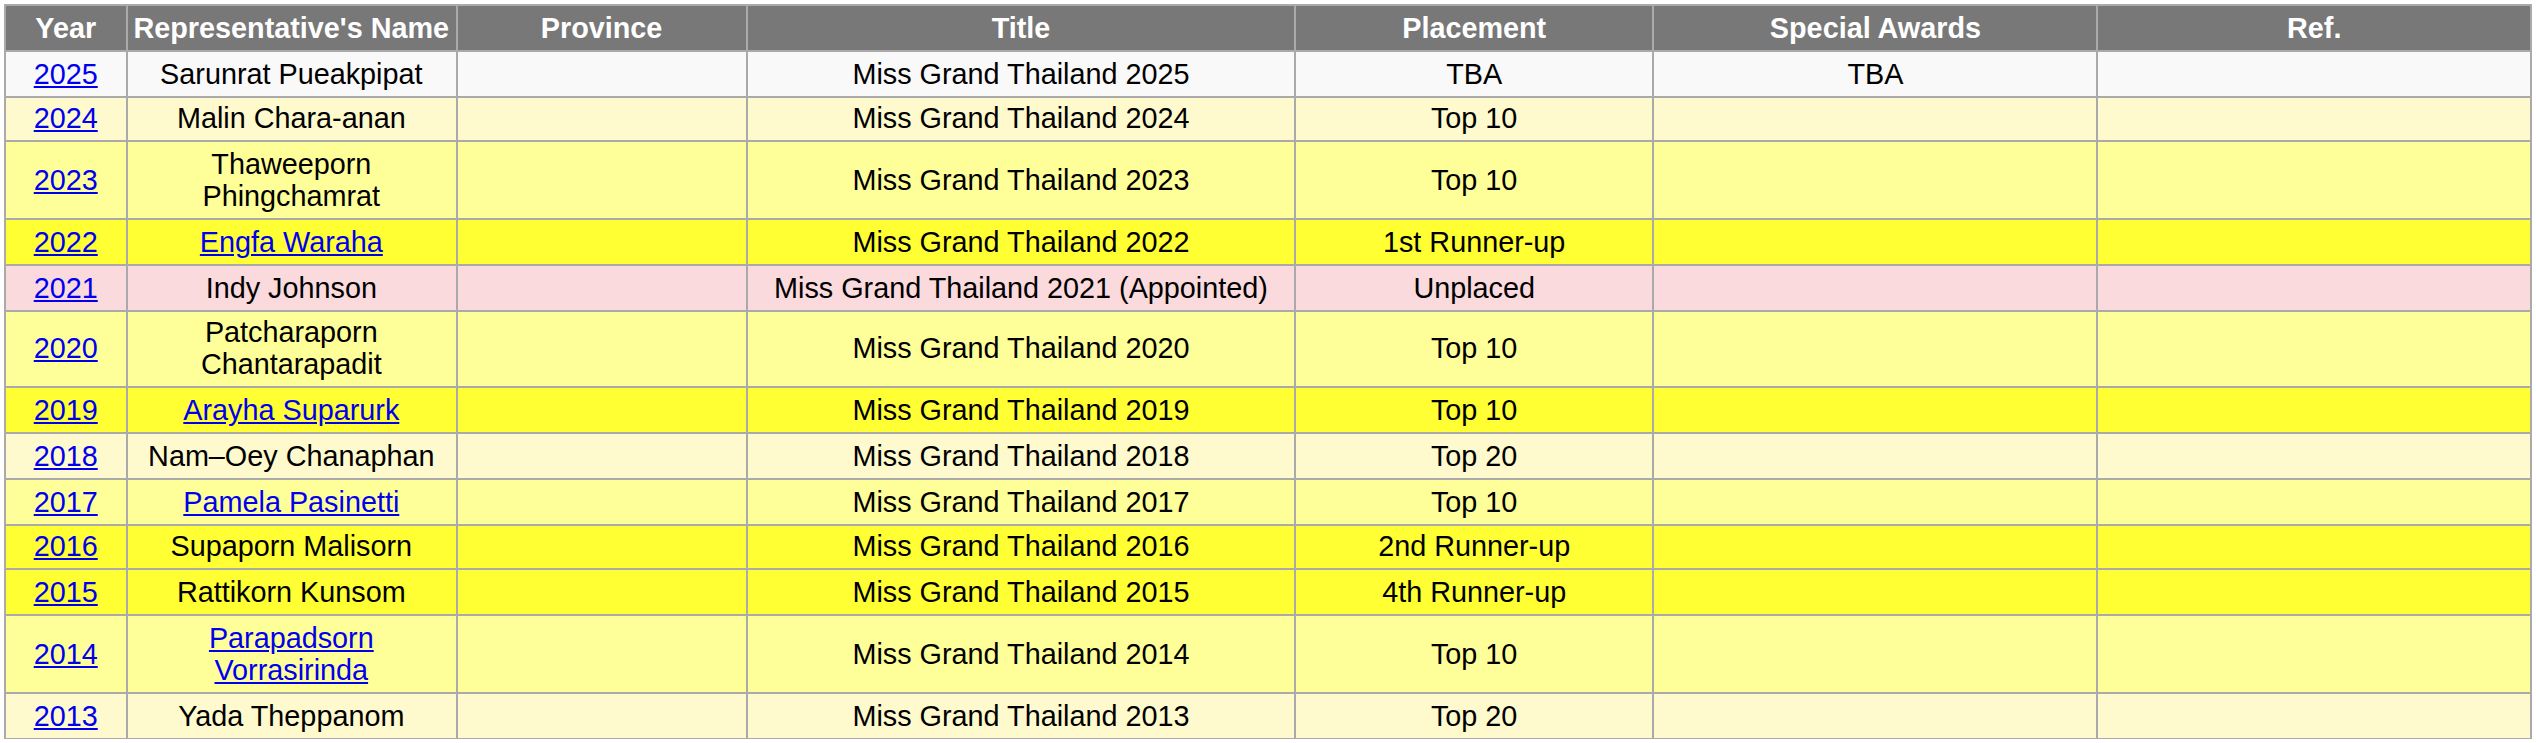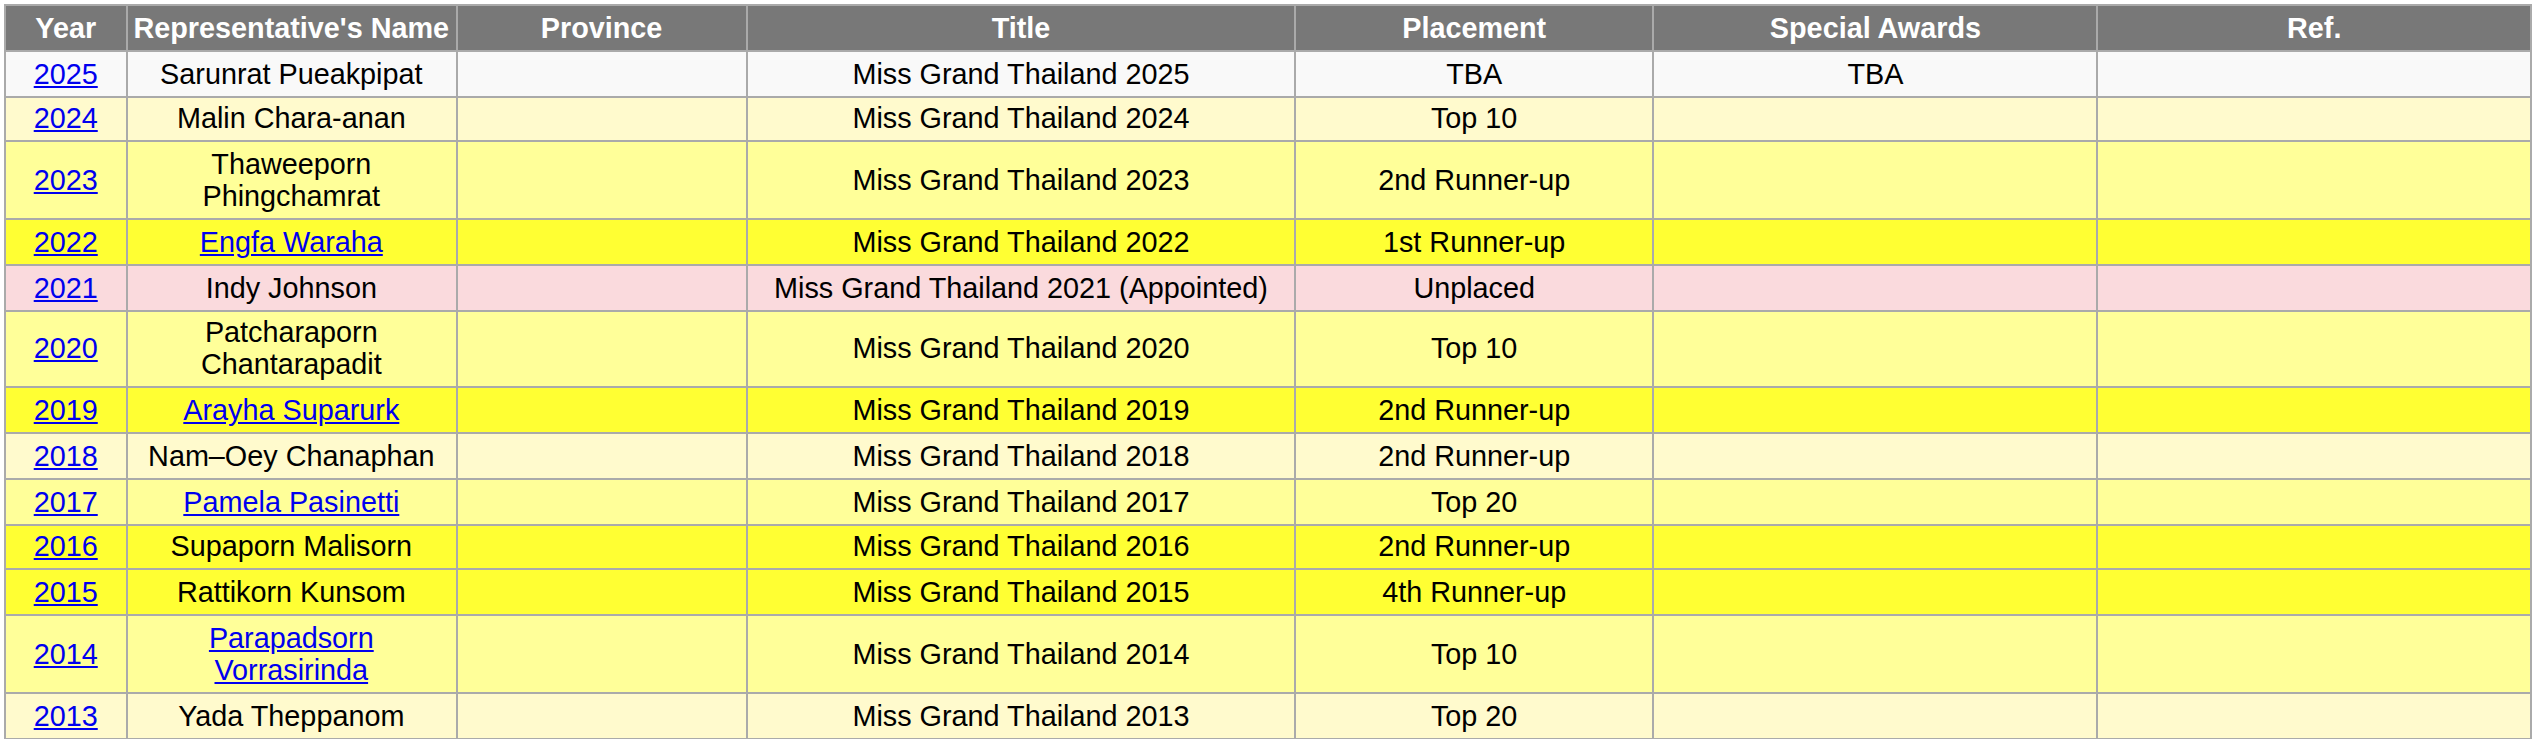(1474, 181) Top 10 -> (1474, 181) 2nd Runner-up
(1474, 411) Top 10 -> (1474, 411) 2nd Runner-up
(1474, 456) Top 20 -> (1474, 456) 2nd Runner-up
(1474, 502) Top 10 -> (1474, 502) Top 20
